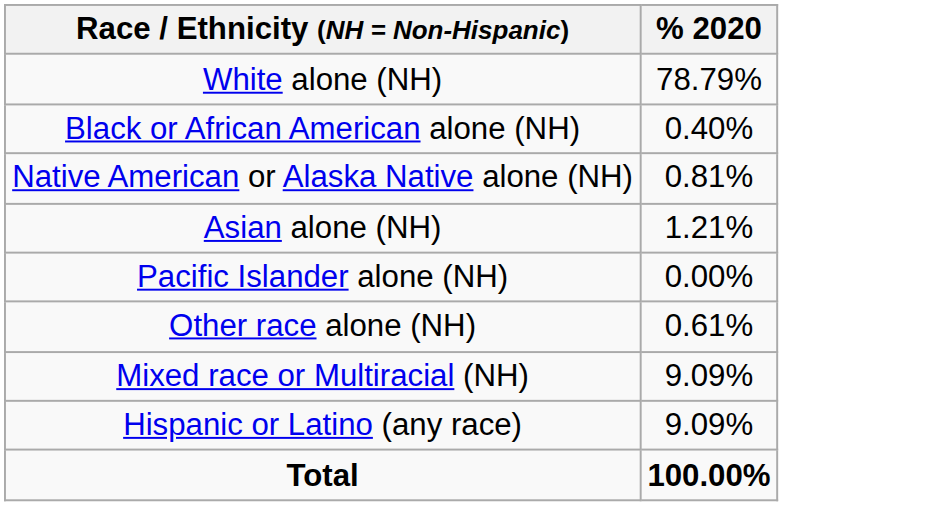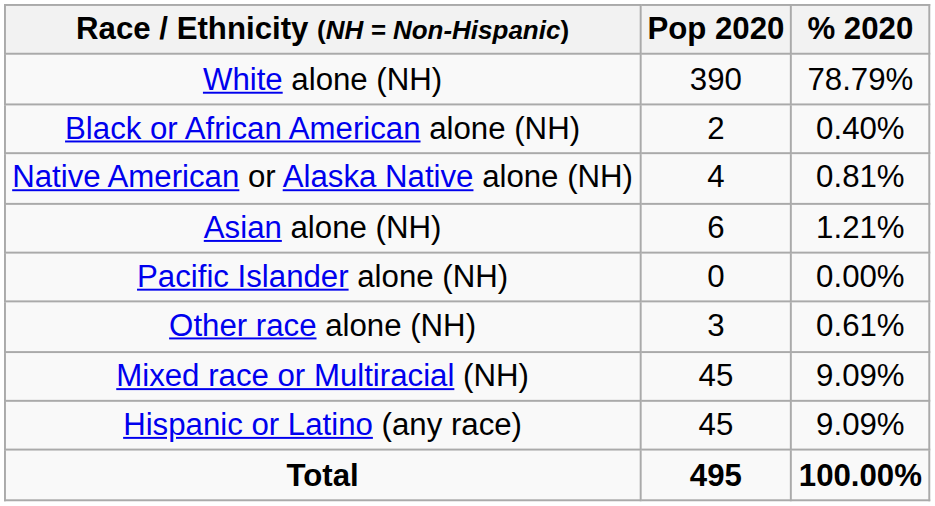+ column: (716, 29)
